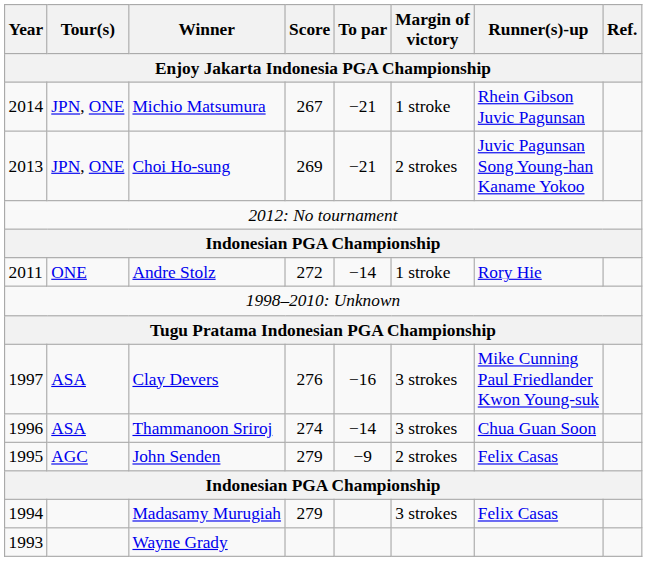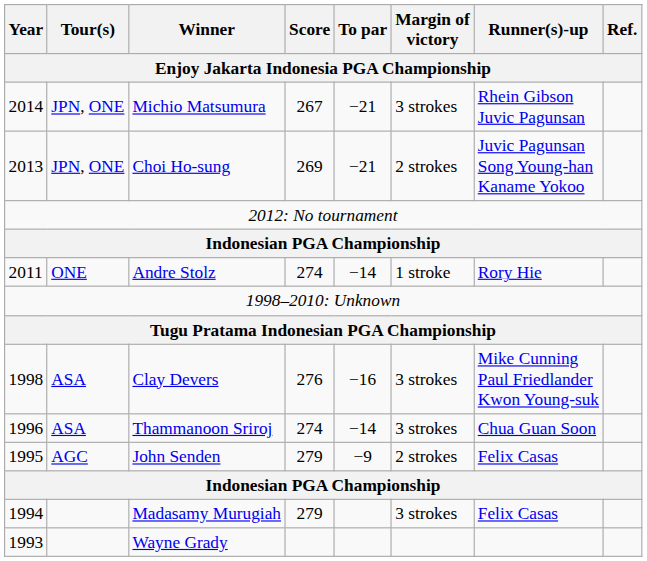(423, 106) 1 stroke -> (426, 106) 3 strokes
(310, 272) 272 -> (310, 272) 274
(26, 378) 1997 -> (26, 378) 1998
